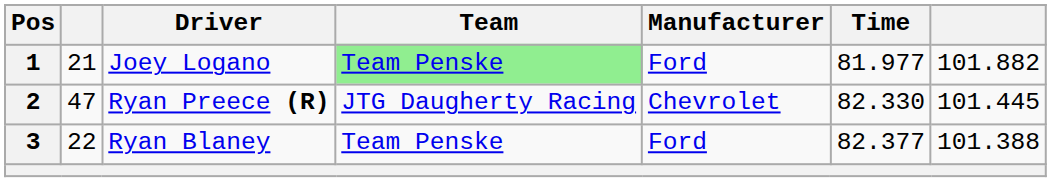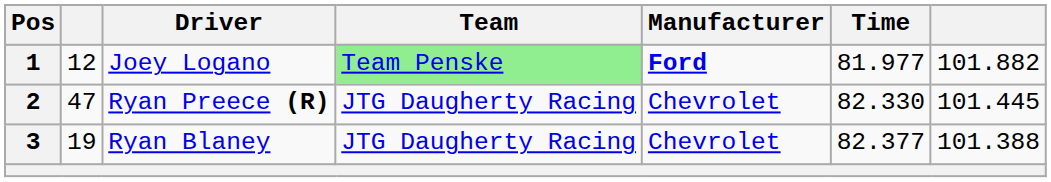(82, 65) 21 -> (82, 65) 12
(677, 65) normal -> (677, 65) bold
(82, 144) 22 -> (82, 144) 19
(422, 144) Team Penske -> (489, 144) JTG Daugherty Racing
(677, 144) Ford -> (714, 144) Chevrolet
